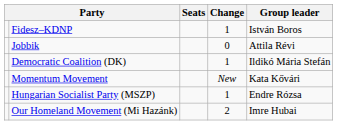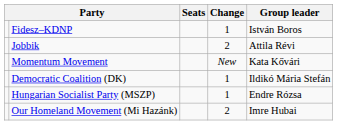(227, 45) 0 -> (227, 45) 2
rows swapped: (69, 62) <-> (60, 78)
